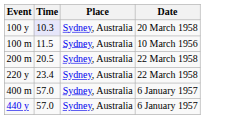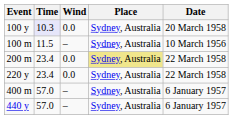+ column: (74, 12)
(45, 59) 20.5 -> (45, 59) 23.4
(98, 59) no background -> (126, 59) khaki background
